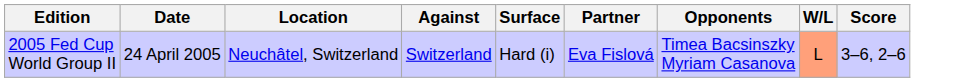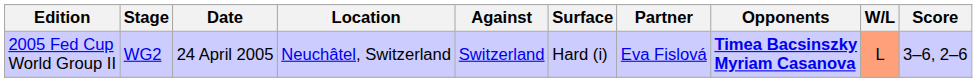+ column: (146, 17)
(728, 54) normal -> (786, 54) bold
